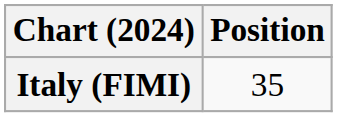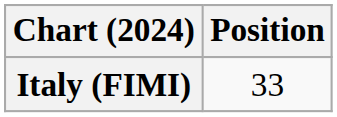(267, 83) 35 -> (267, 83) 33
